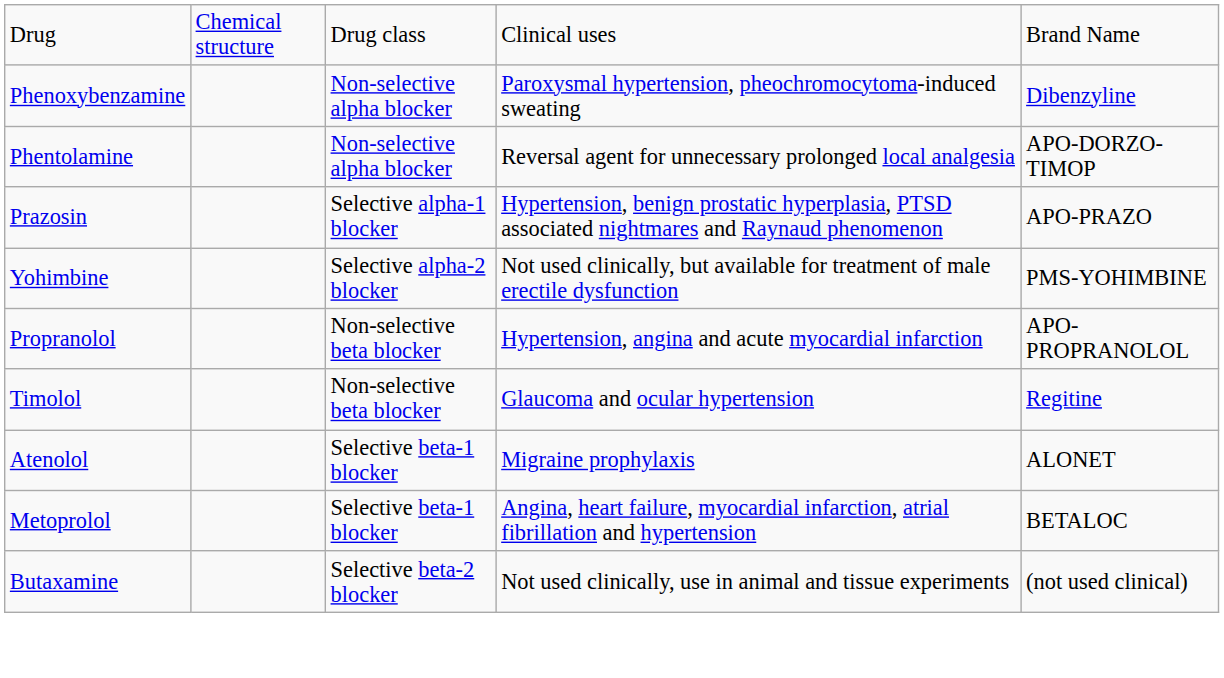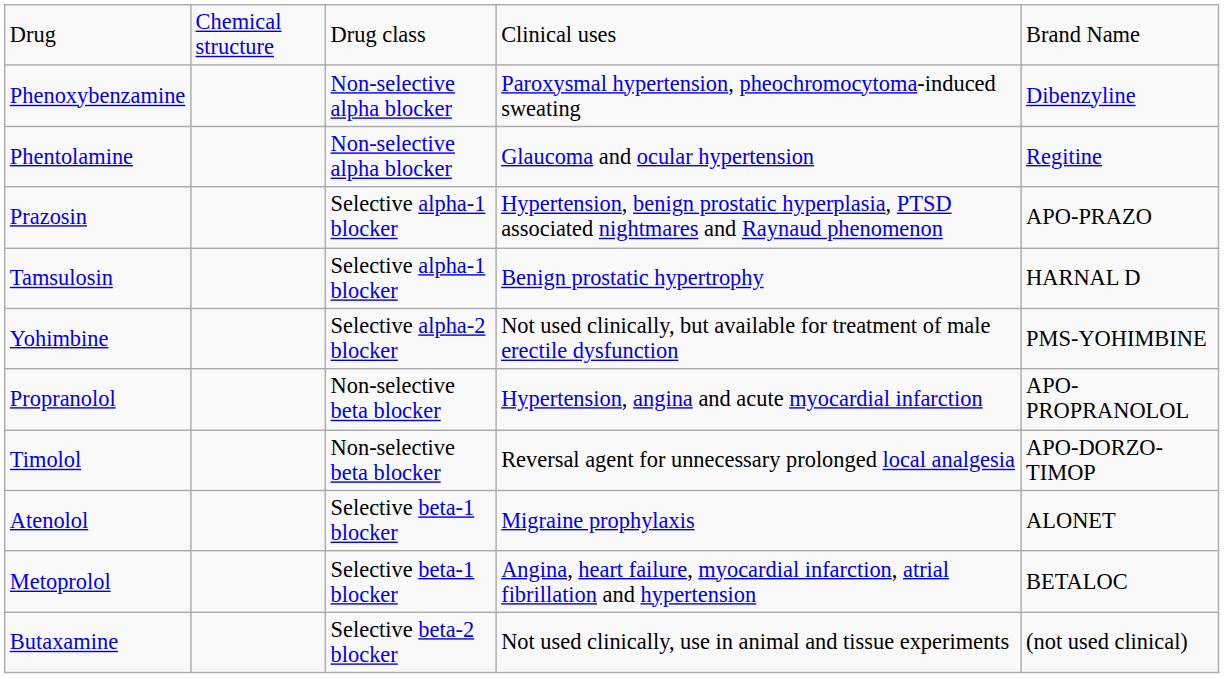(758, 156) Reversal agent for unnecessary prolonged local analgesia -> (658, 156) Glaucoma and ocular hypertension
(1095, 156) APO-DORZO-TIMOP -> (1064, 156) Regitine
+ row: (61, 277)
(658, 399) Glaucoma and ocular hypertension -> (758, 459) Reversal agent for unnecessary prolonged local analgesia
(1064, 399) Regitine -> (1095, 459) APO-DORZO-TIMOP
